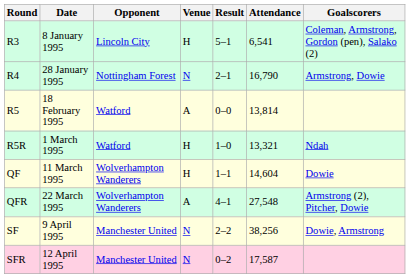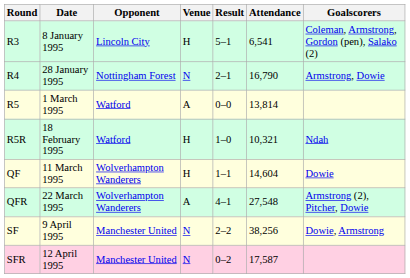(61, 110) 18 February 1995 -> (60, 104) 1 March 1995
(60, 145) 1 March 1995 -> (61, 139) 18 February 1995
(264, 145) 13,321 -> (264, 139) 10,321
